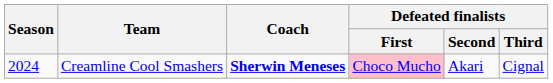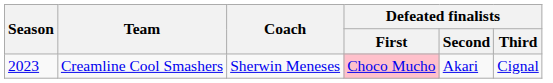(24, 66) 2024 -> (24, 66) 2023
(288, 66) bold -> (285, 66) normal
